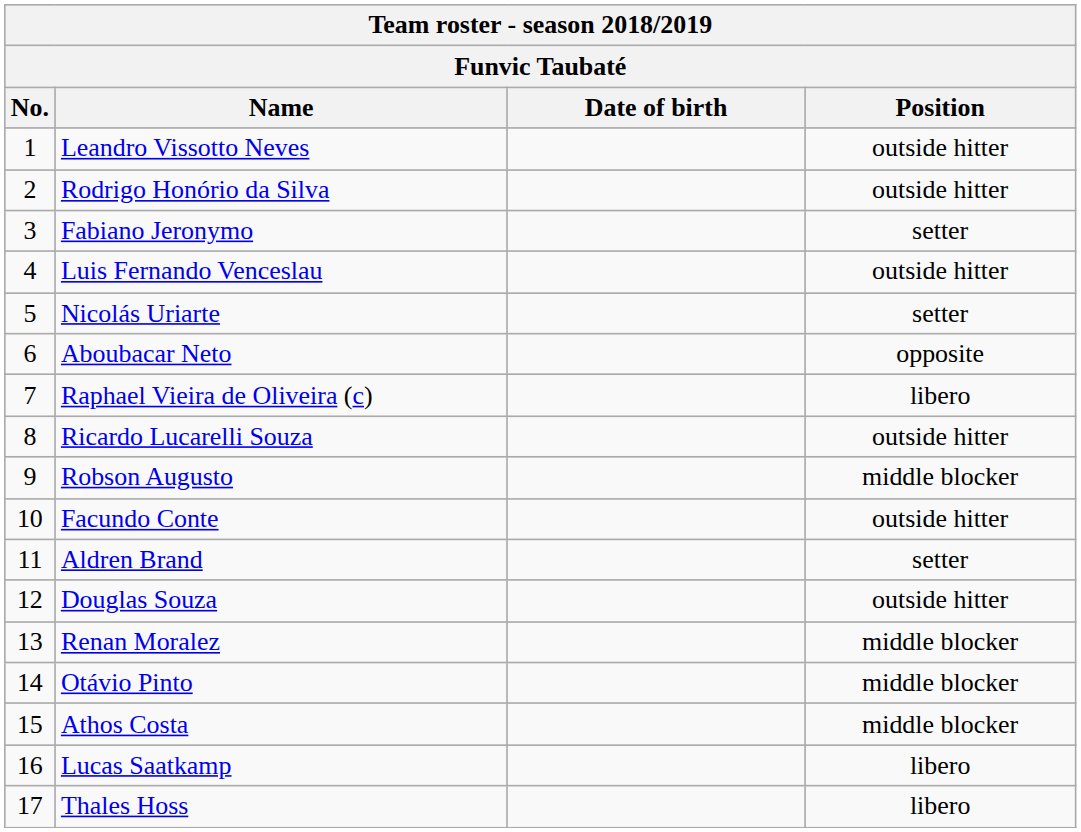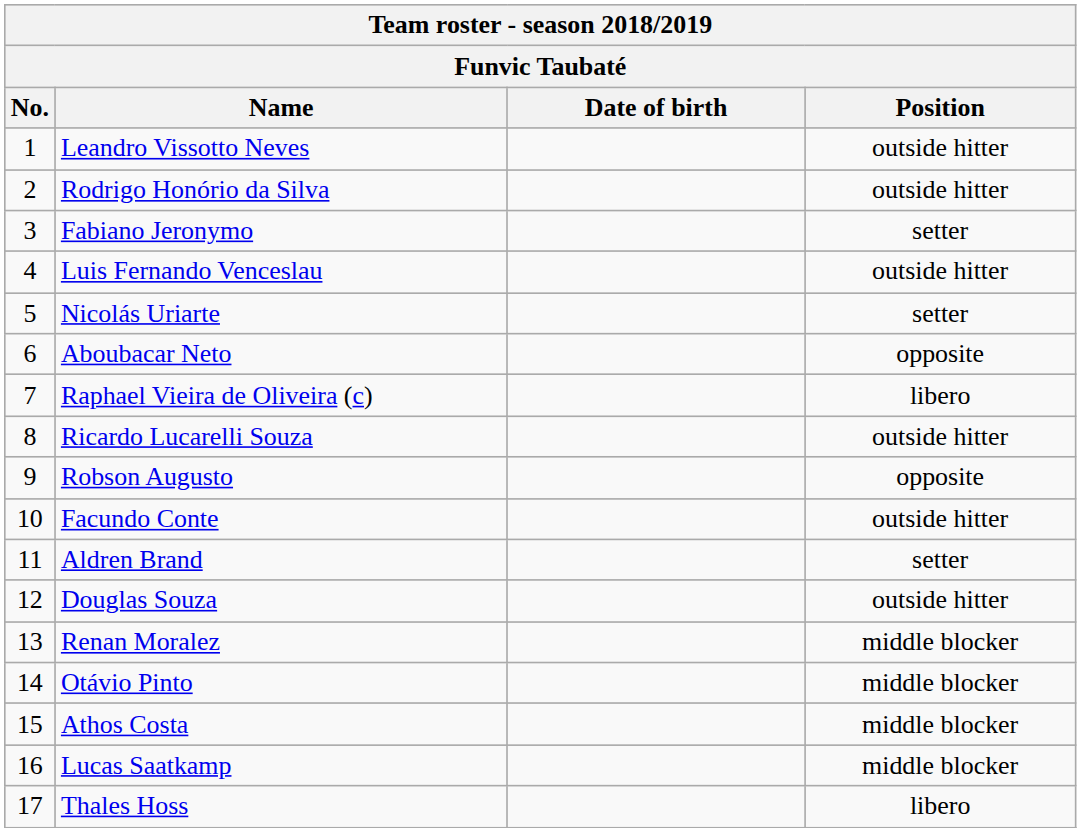(940, 477) middle blocker -> (940, 477) opposite
(940, 764) libero -> (940, 764) middle blocker
